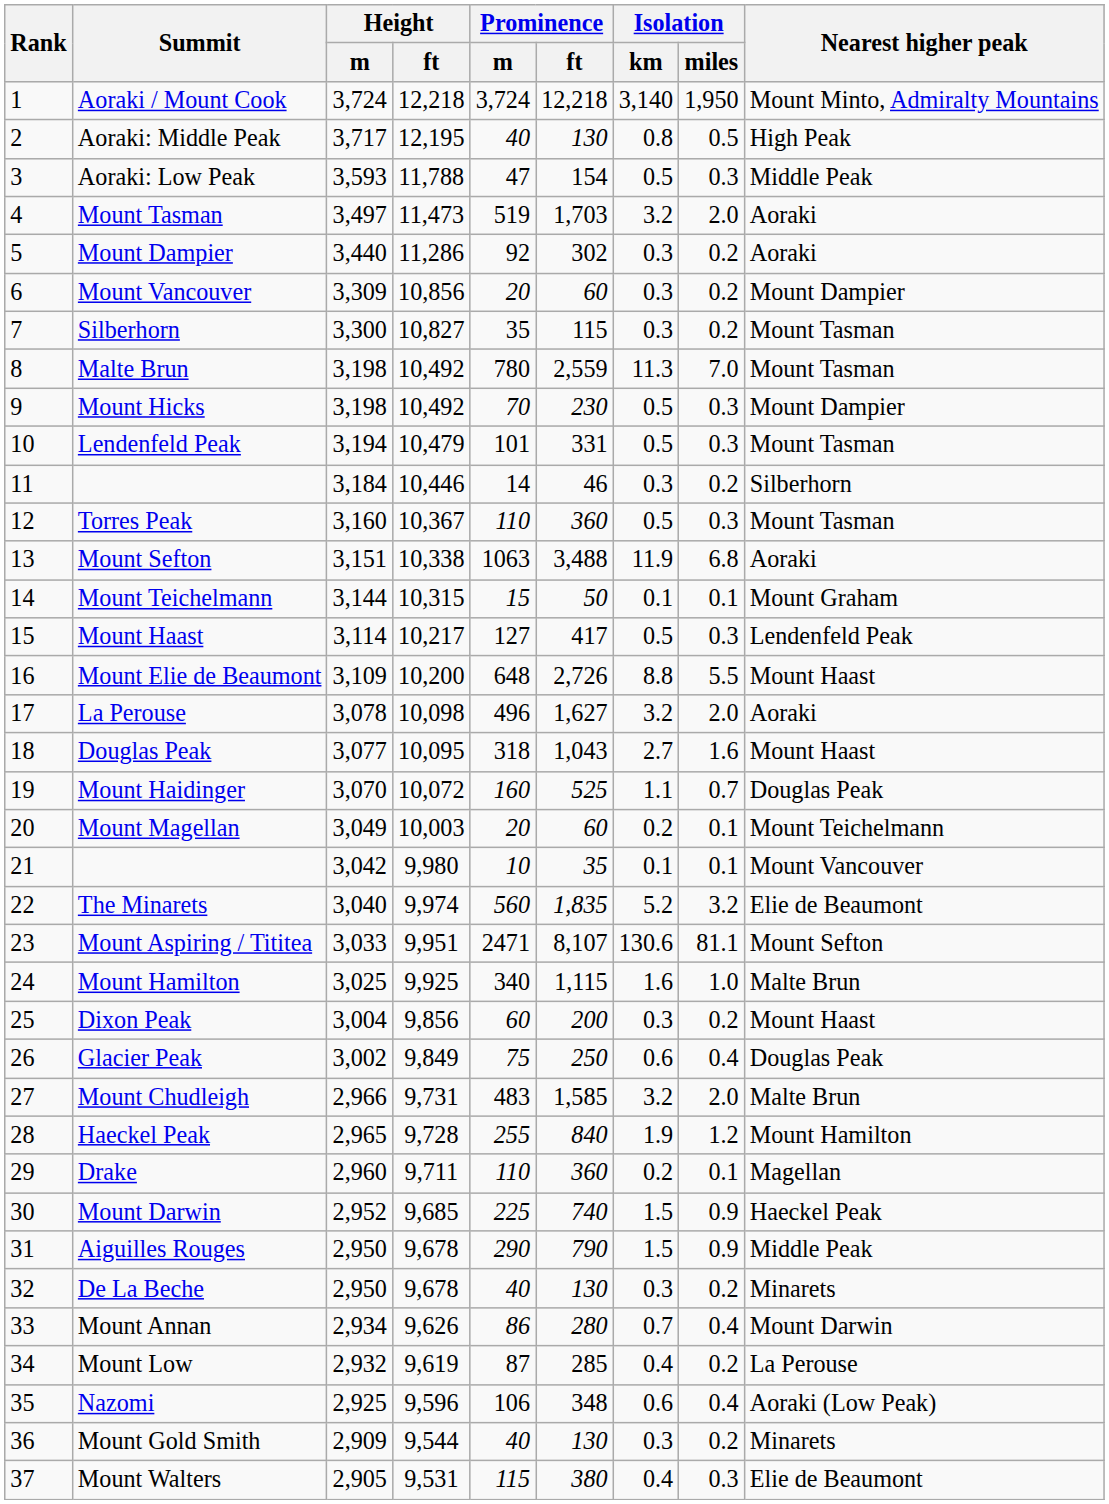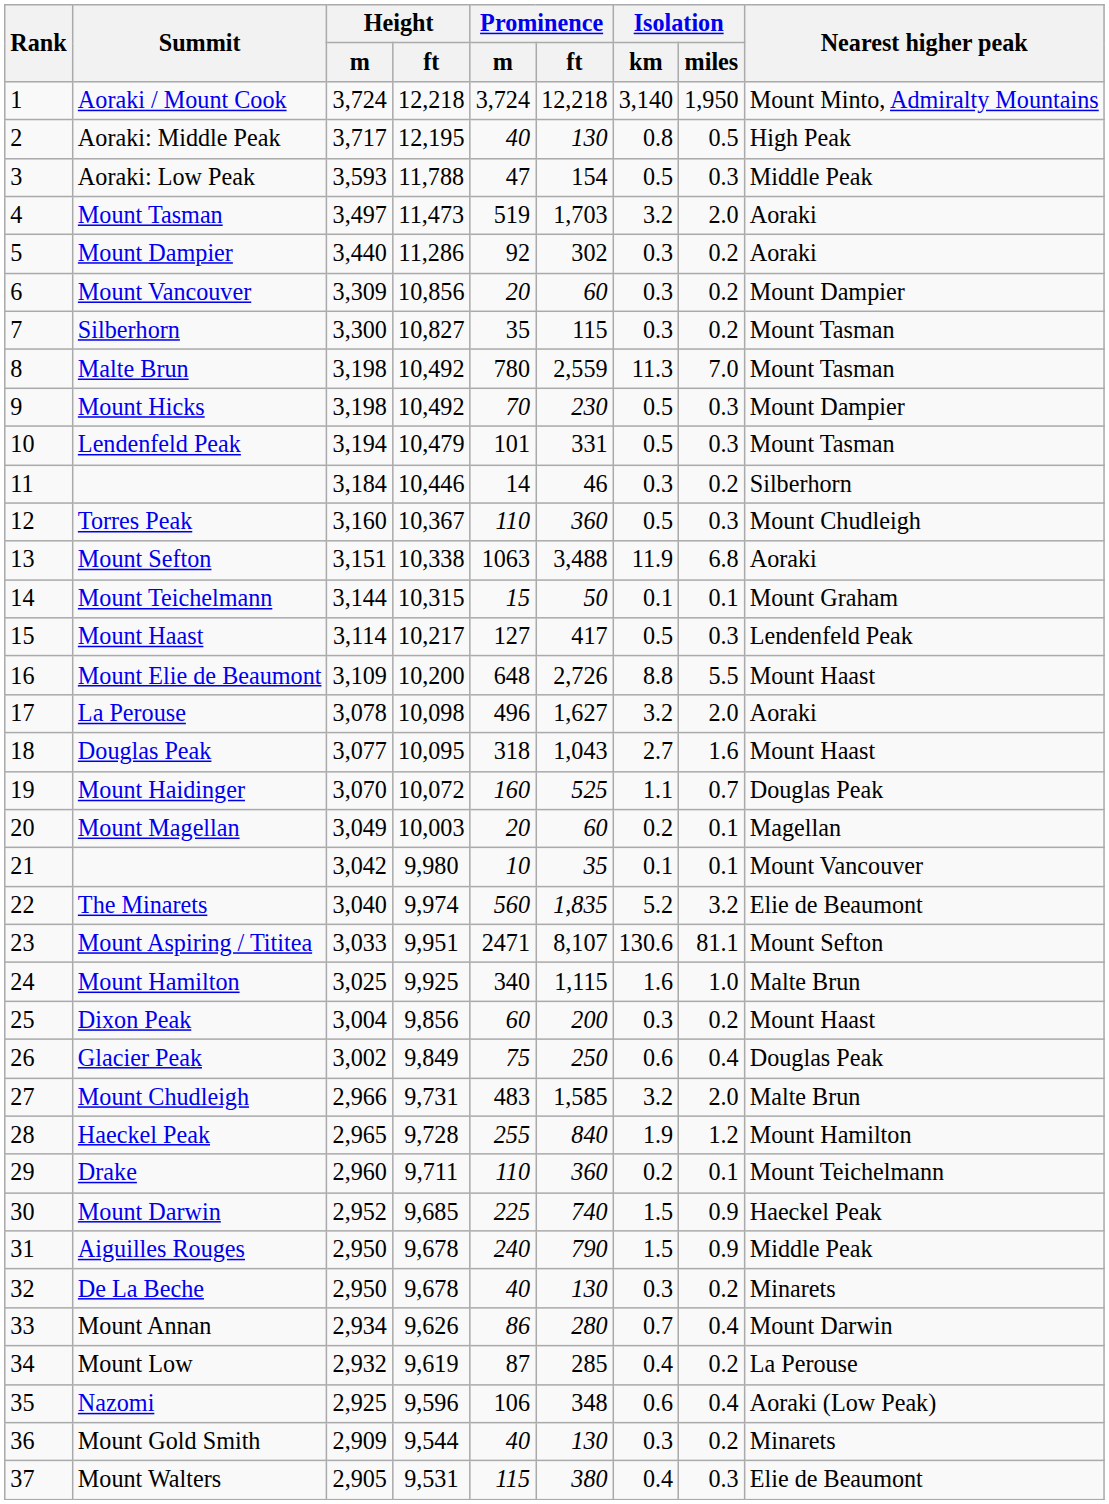(822, 521) Mount Tasman -> (835, 521) Mount Chudleigh
(847, 828) Mount Teichelmann -> (795, 828) Magellan
(795, 1173) Magellan -> (847, 1173) Mount Teichelmann
(512, 1249) 290 -> (512, 1249) 240
